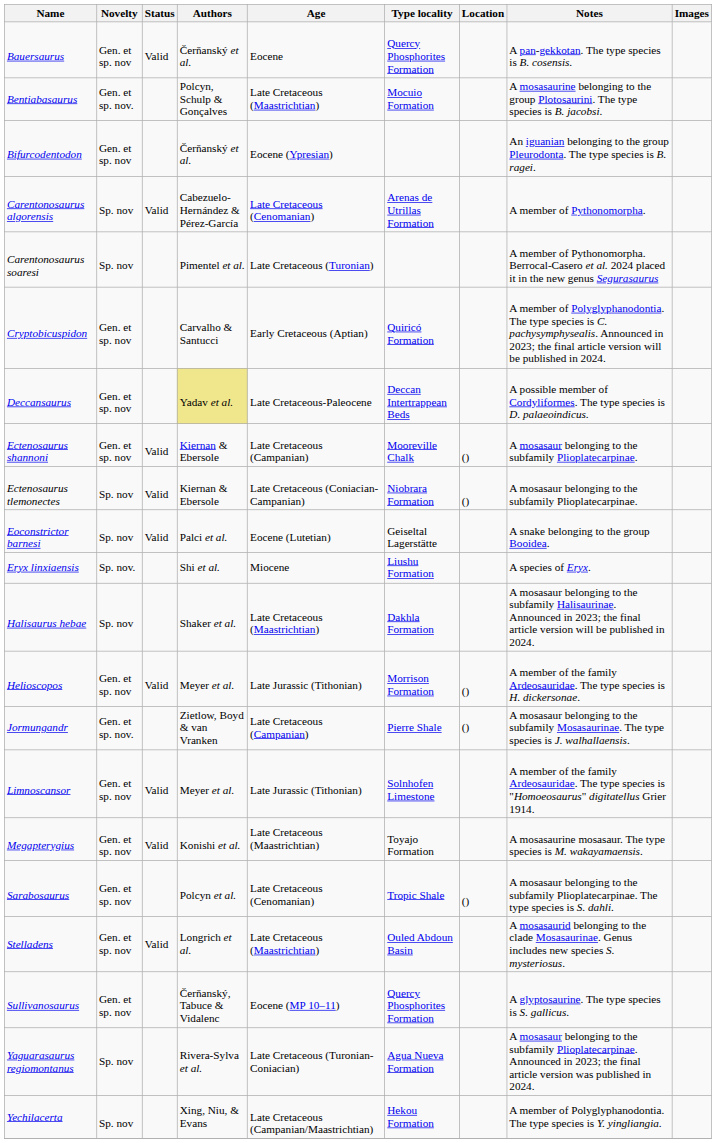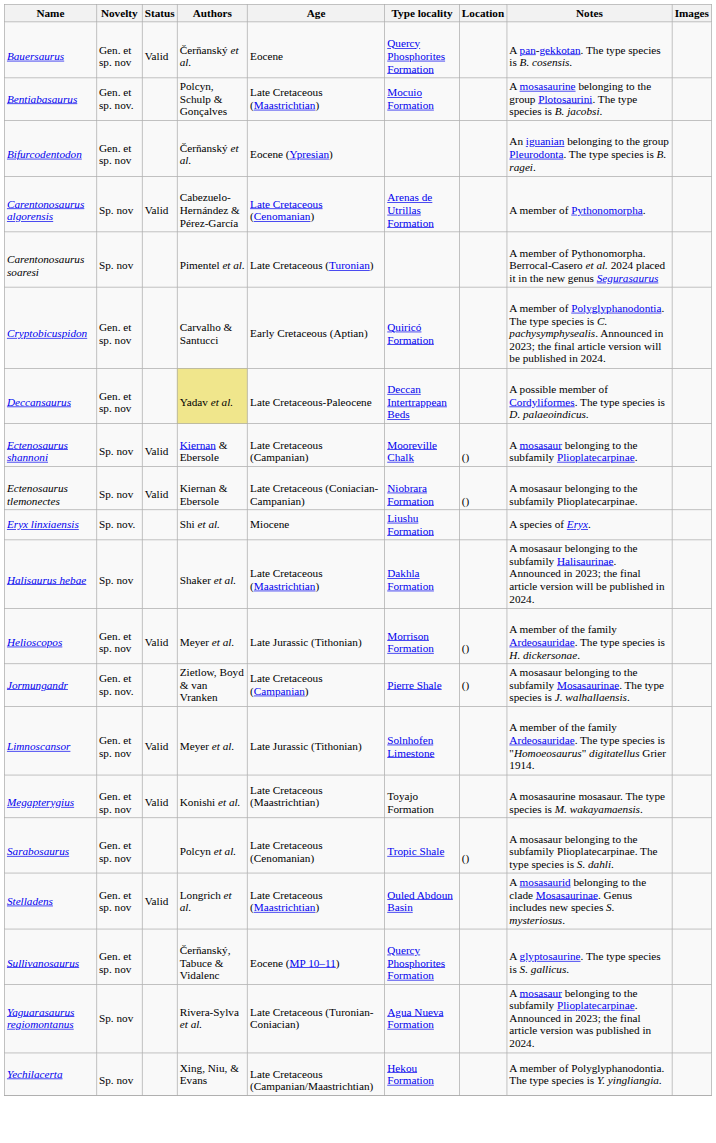(115, 451) Gen. et sp. nov -> (116, 451) Sp. nov
- row: (38, 537)
